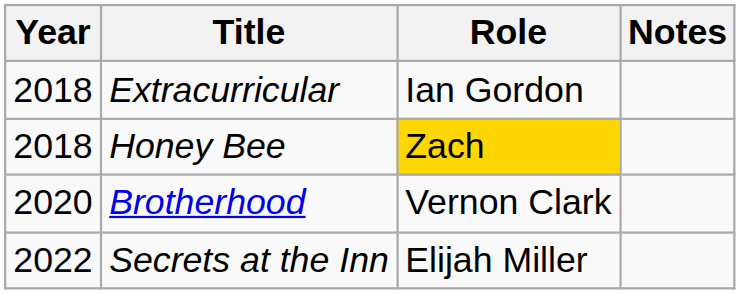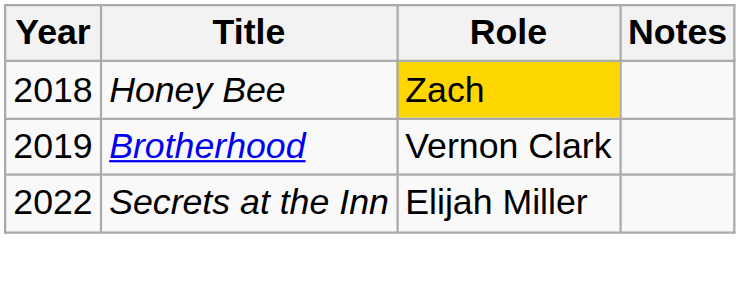- row: (224, 89)
(53, 202) 2020 -> (53, 145) 2019
